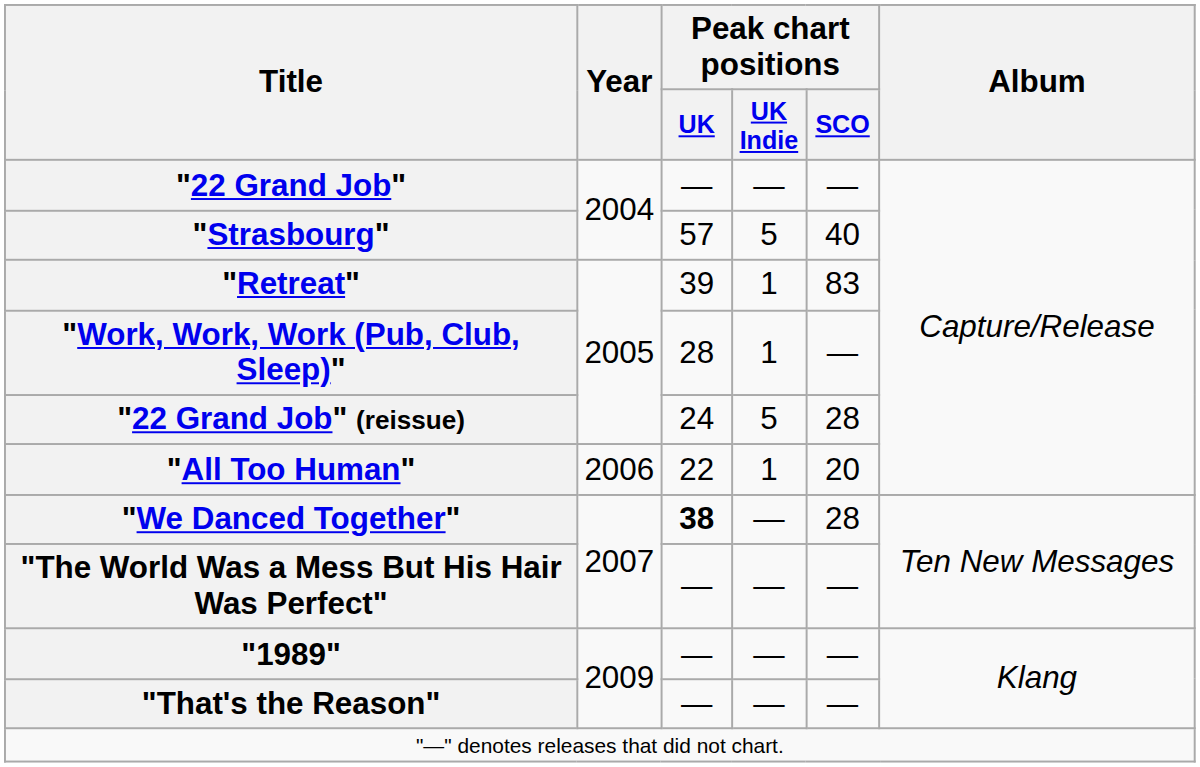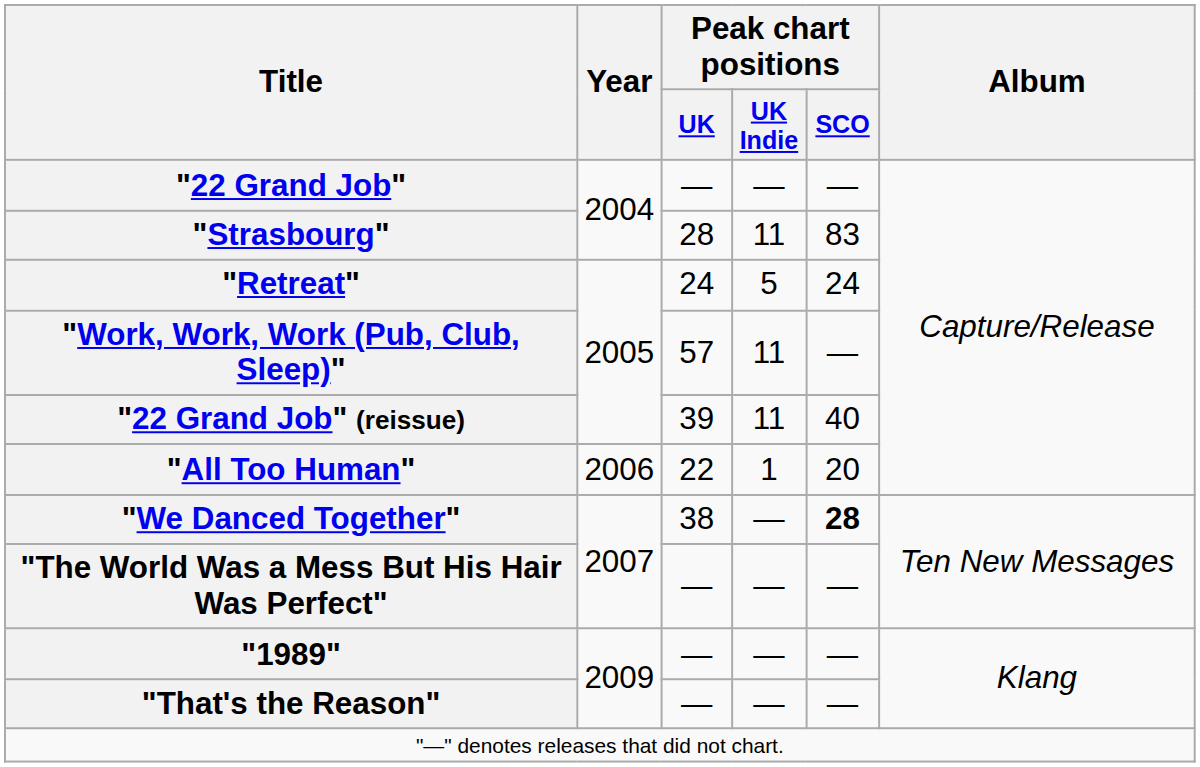(697, 234) 57 -> (697, 234) 28
(769, 234) 5 -> (769, 234) 11
(843, 234) 40 -> (843, 234) 83
(697, 284) 39 -> (697, 284) 24
(769, 284) 1 -> (769, 284) 5
(843, 284) 83 -> (843, 284) 24
(697, 351) 28 -> (697, 351) 57
(769, 351) 1 -> (769, 351) 11
(697, 419) 24 -> (697, 419) 39
(769, 419) 5 -> (769, 419) 11
(843, 419) 28 -> (843, 419) 40
(697, 518) bold -> (697, 518) normal
(843, 518) normal -> (843, 518) bold
